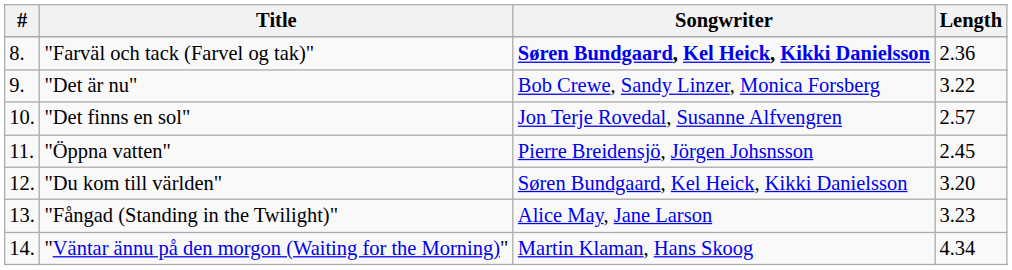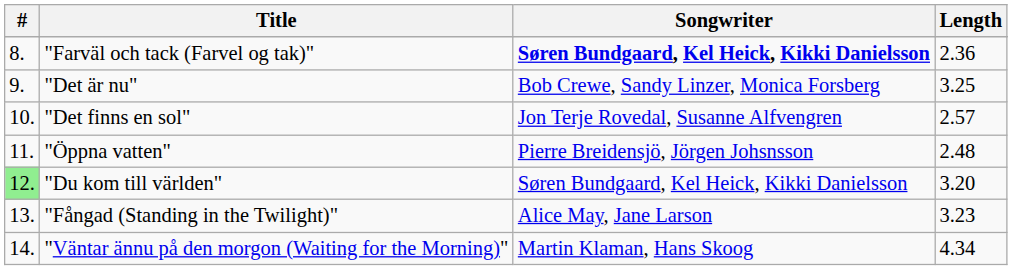(957, 85) 3.22 -> (957, 85) 3.25
(957, 150) 2.45 -> (957, 150) 2.48
(22, 183) no background -> (22, 183) lightgreen background
